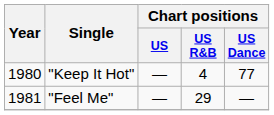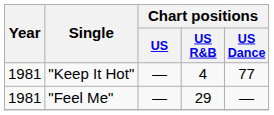(25, 74) 1980 -> (25, 74) 1981
